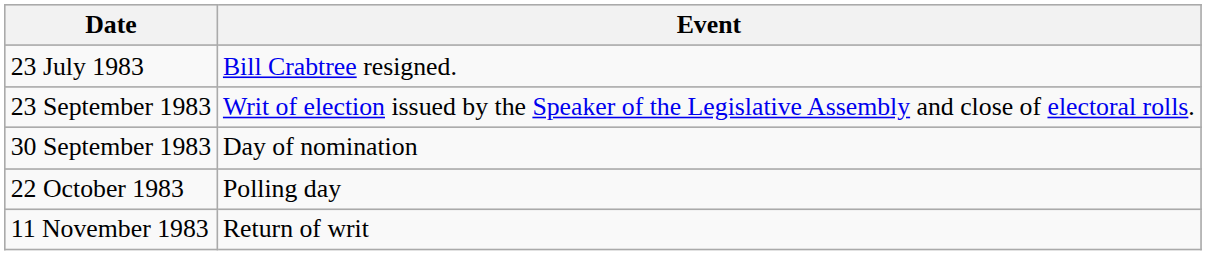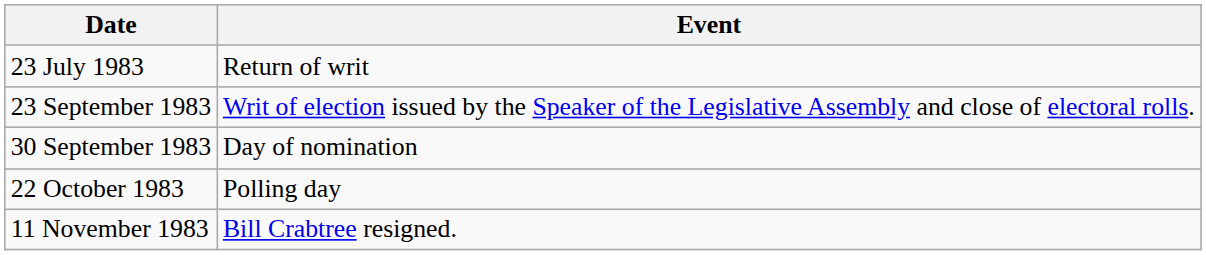(340, 65) Bill Crabtree resigned. -> (296, 65) Return of writ
(296, 229) Return of writ -> (340, 229) Bill Crabtree resigned.
